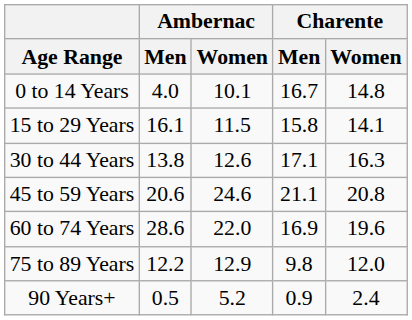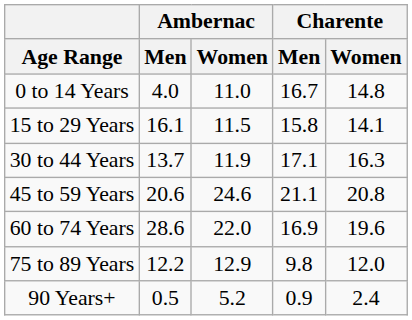(232, 90) 10.1 -> (232, 90) 11.0
(165, 159) 13.8 -> (165, 159) 13.7
(232, 159) 12.6 -> (232, 159) 11.9
